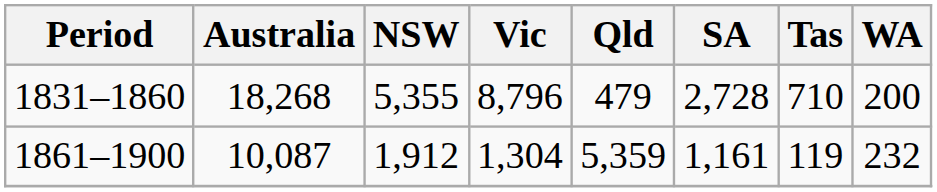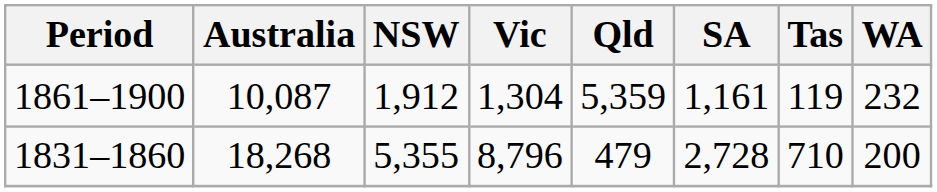rows swapped: (100, 95) <-> (100, 155)
